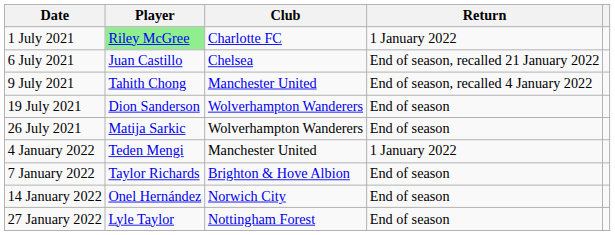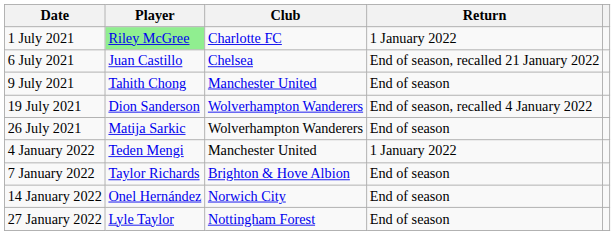(481, 83) End of season, recalled 4 January 2022 -> (410, 83) End of season
(410, 106) End of season -> (481, 106) End of season, recalled 4 January 2022
